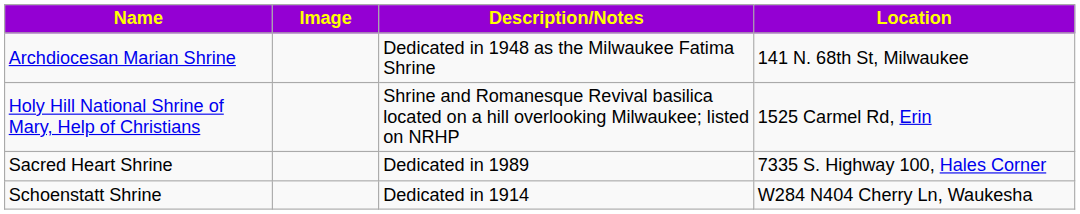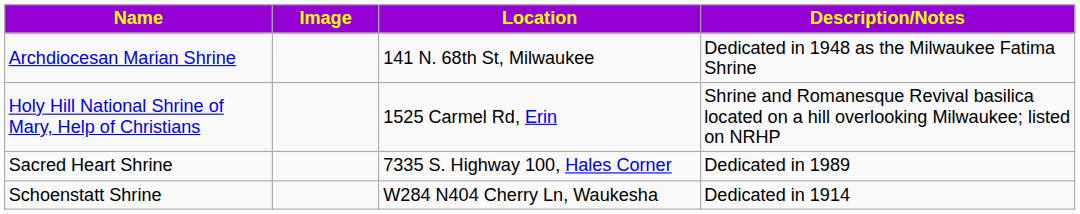columns swapped: (914, 18) <-> (566, 18)
